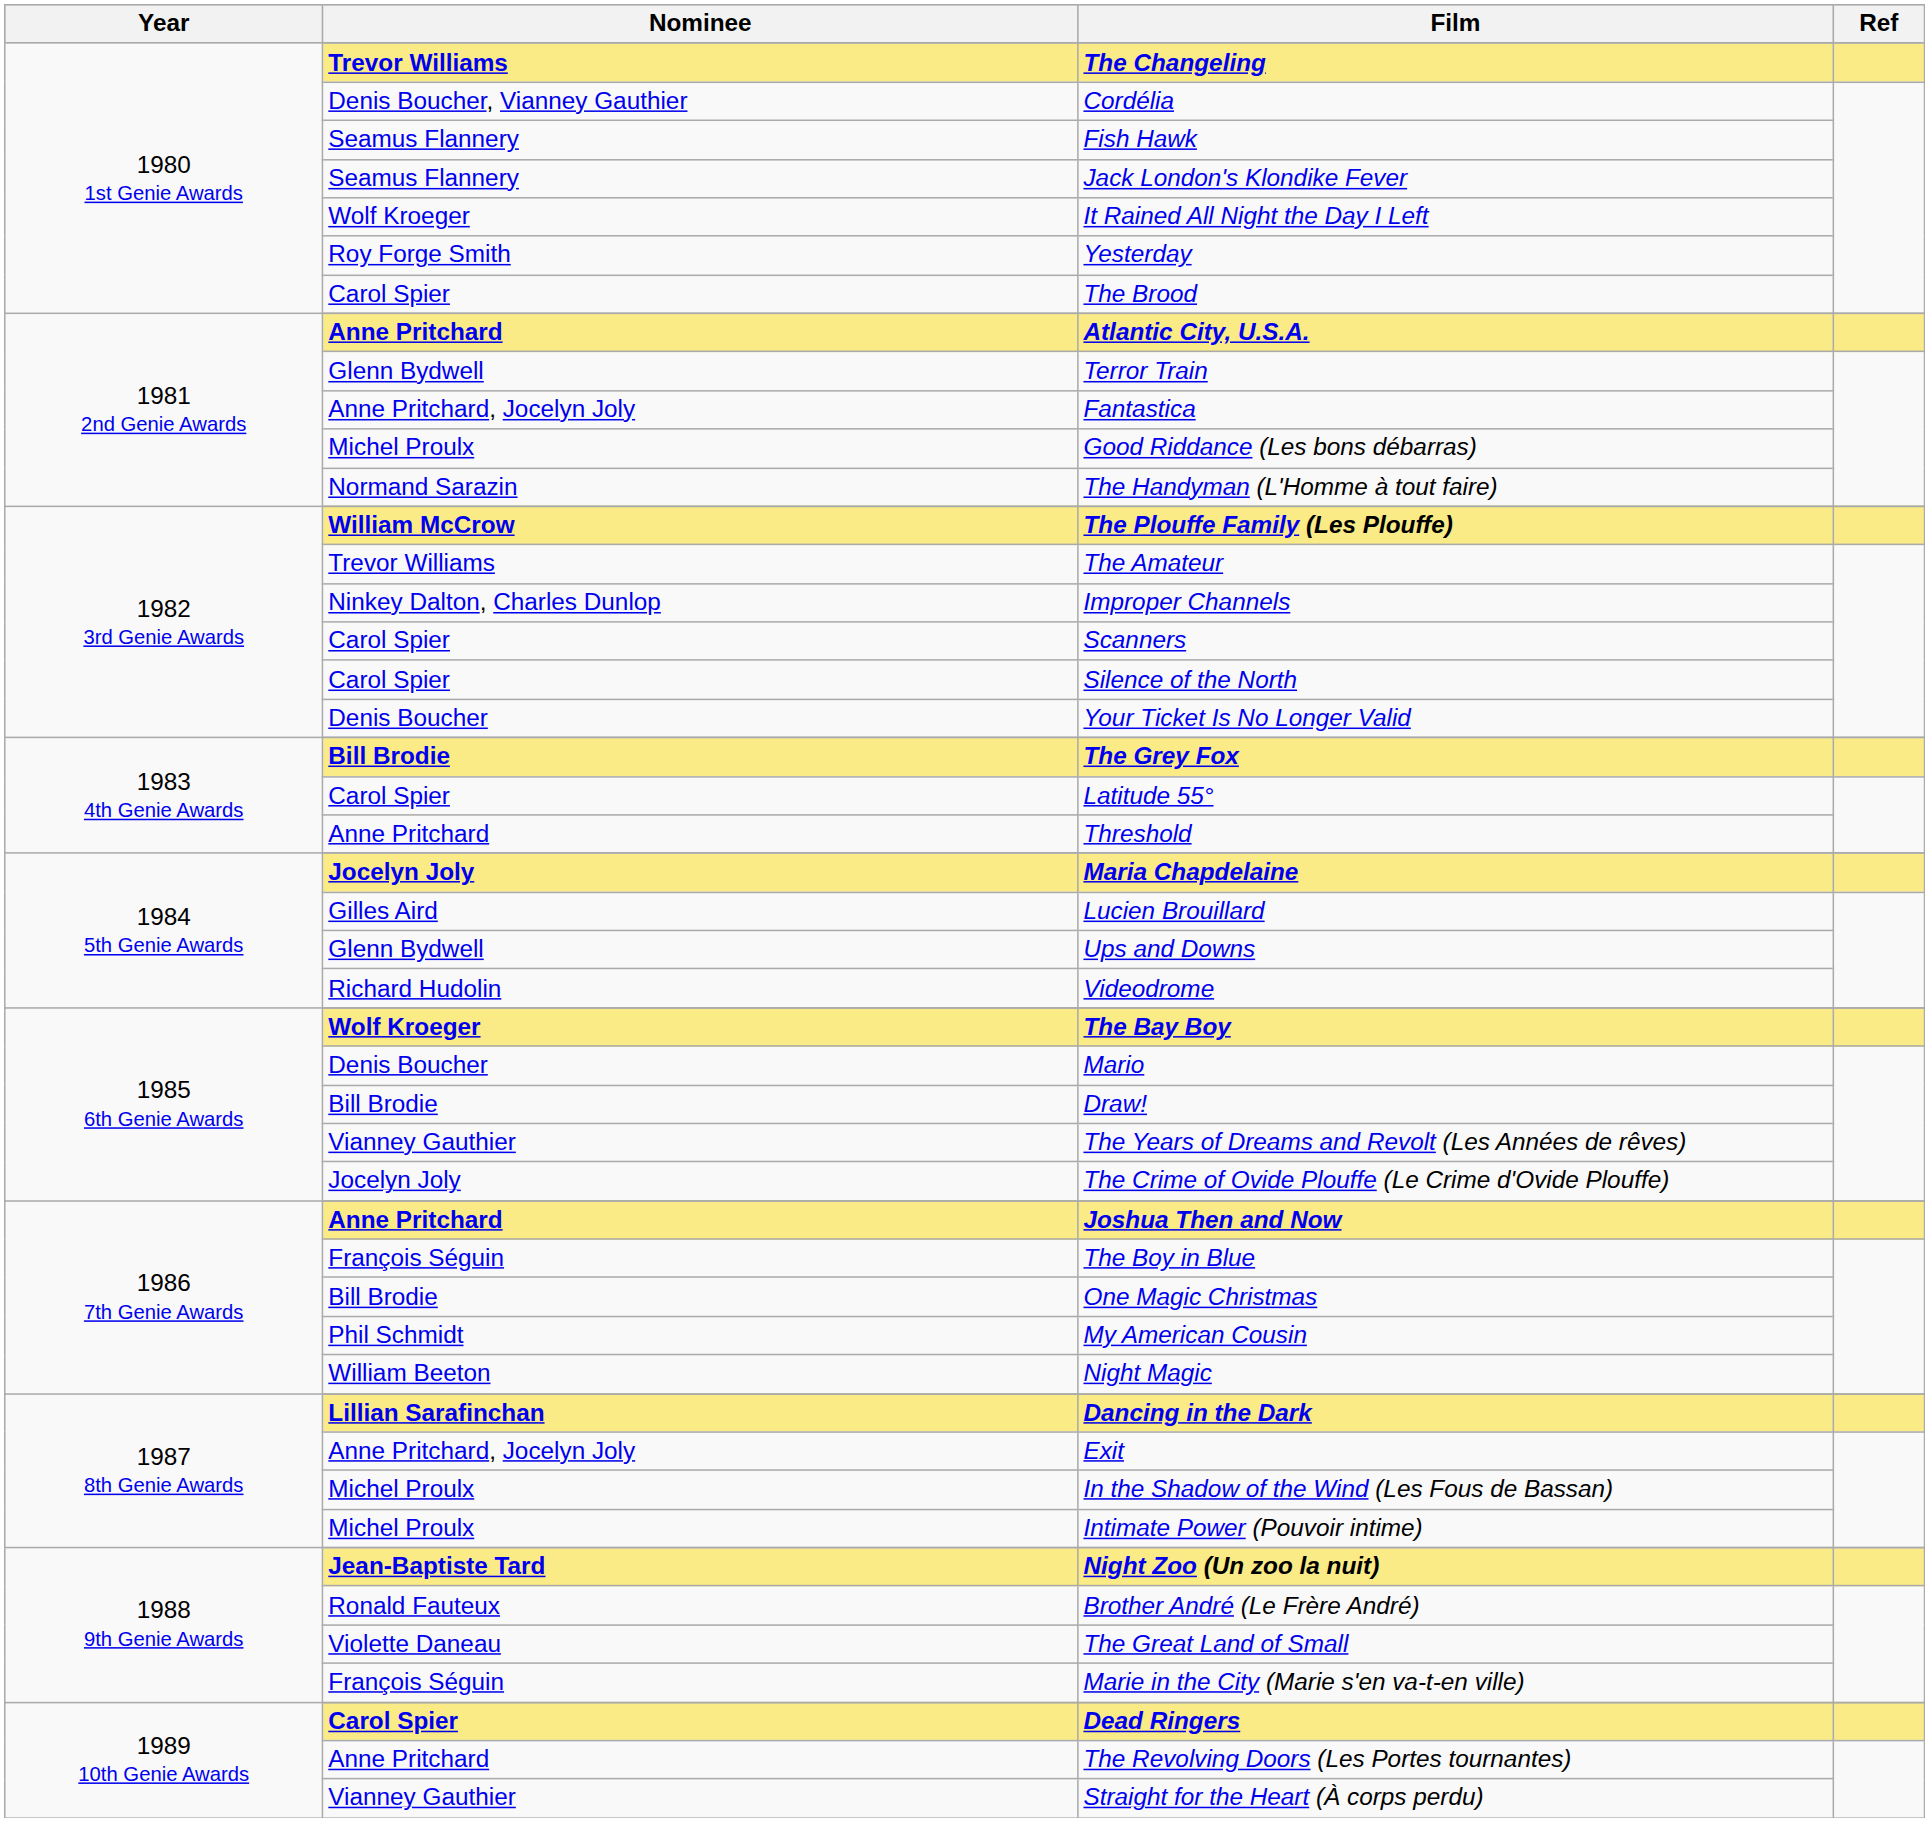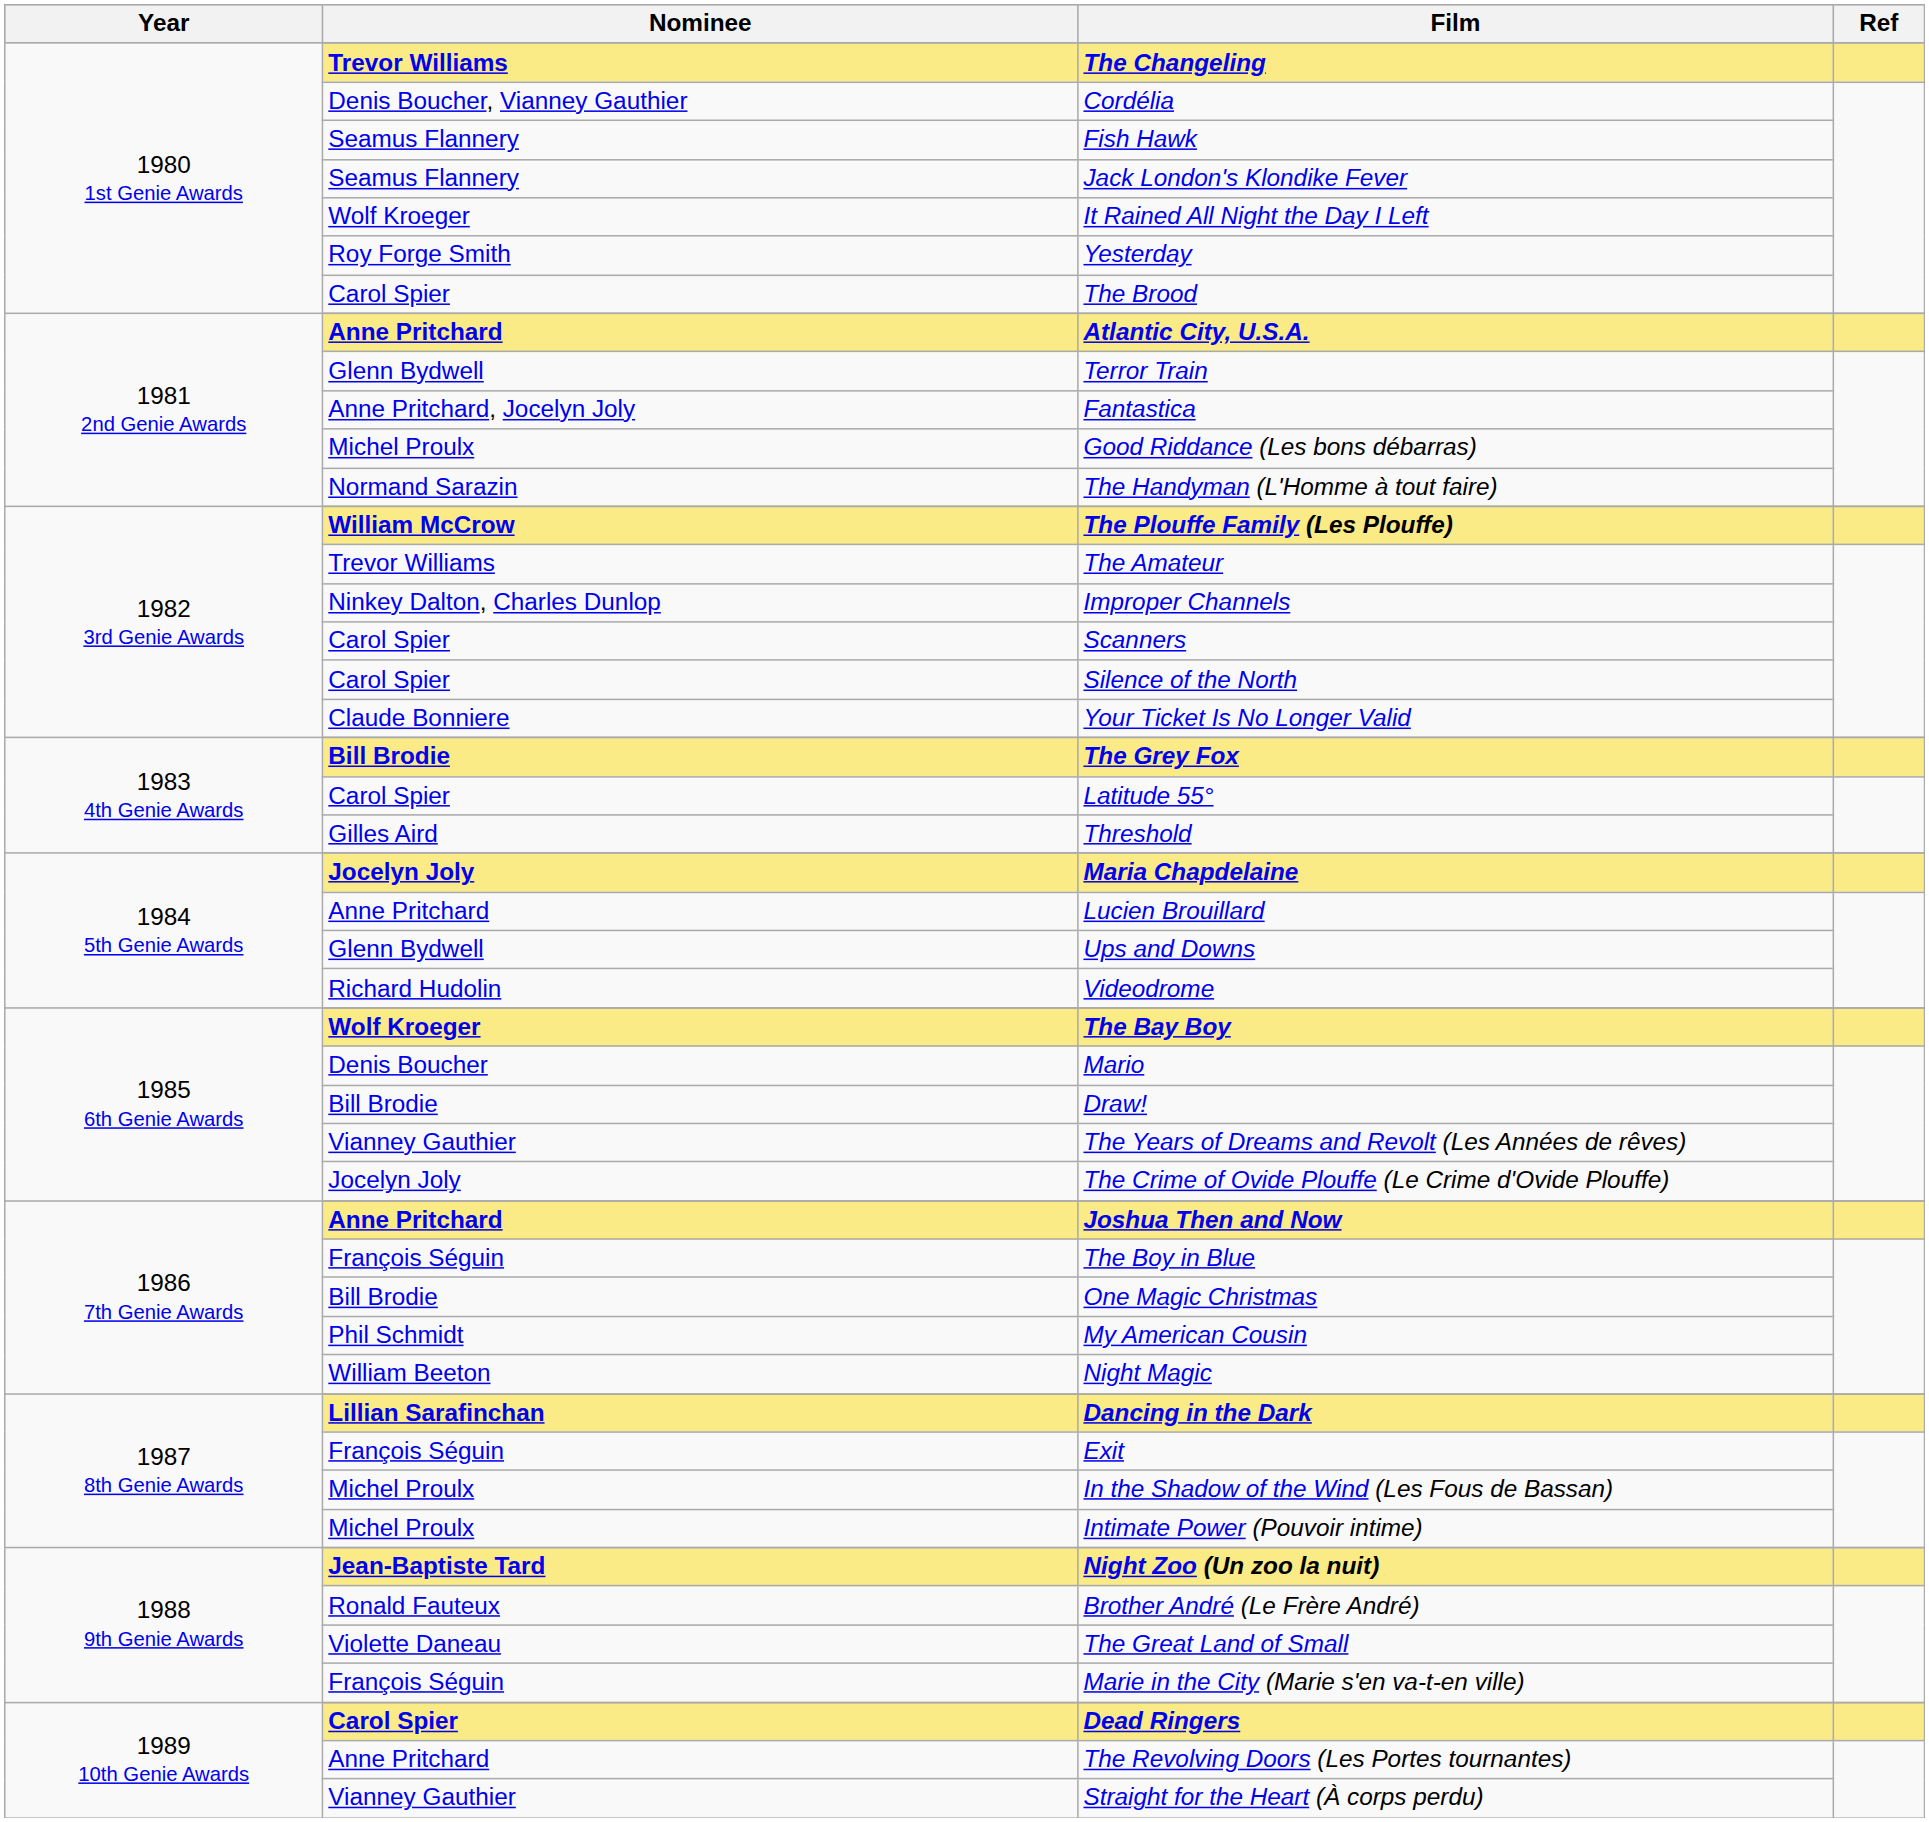(408, 718) Denis Boucher -> (419, 718) Claude Bonniere
(409, 833) Anne Pritchard -> (383, 833) Gilles Aird
(383, 910) Gilles Aird -> (409, 910) Anne Pritchard
(482, 1450) Anne Pritchard, Jocelyn Joly -> (416, 1450) François Séguin
